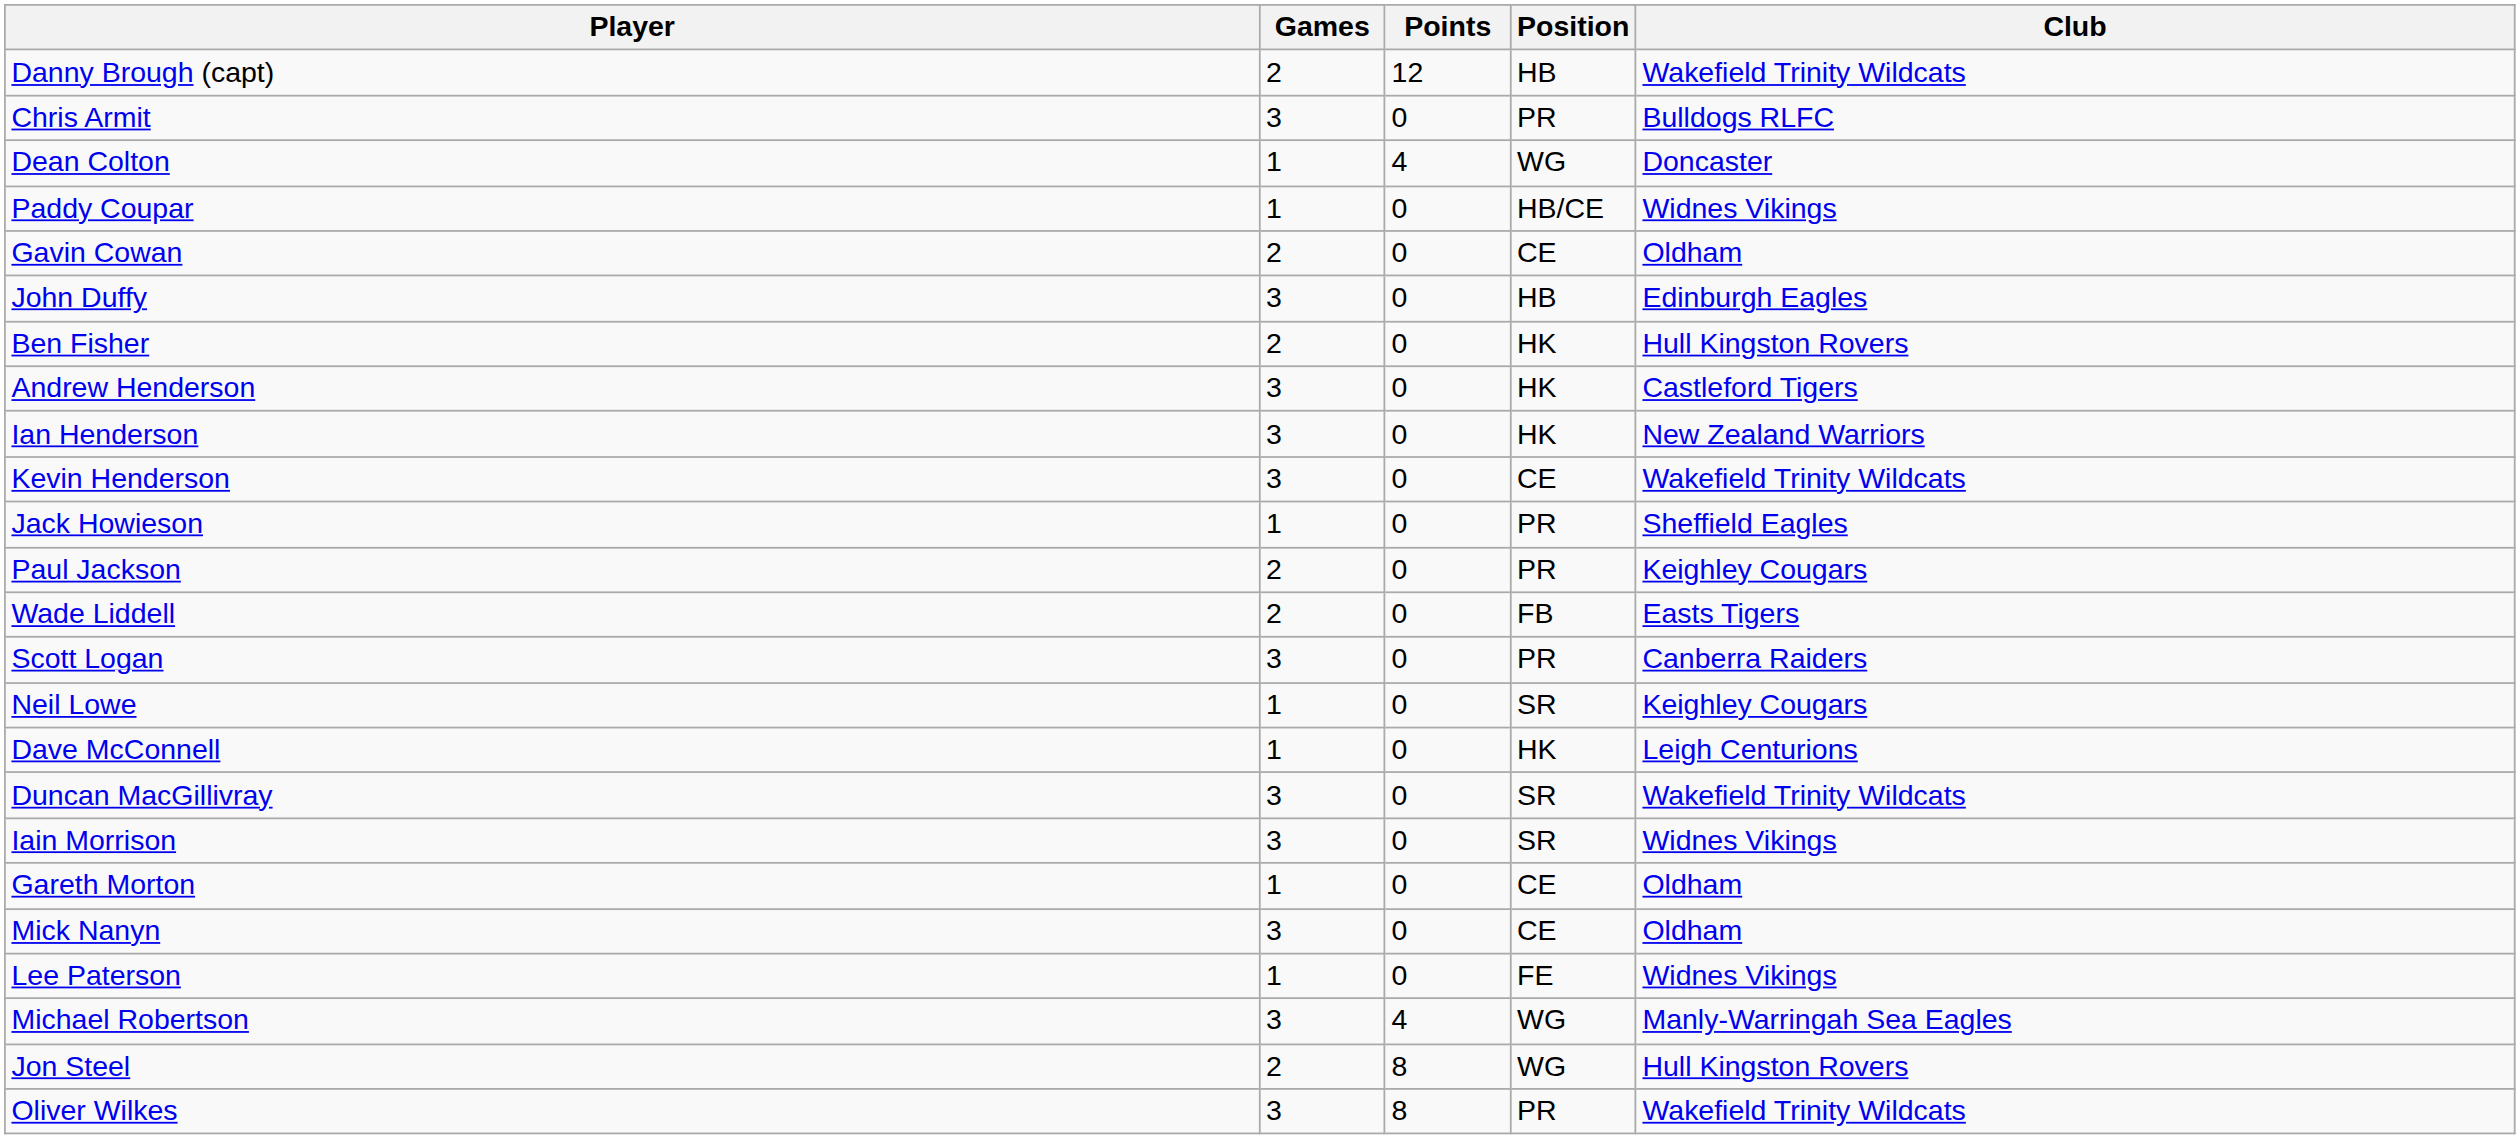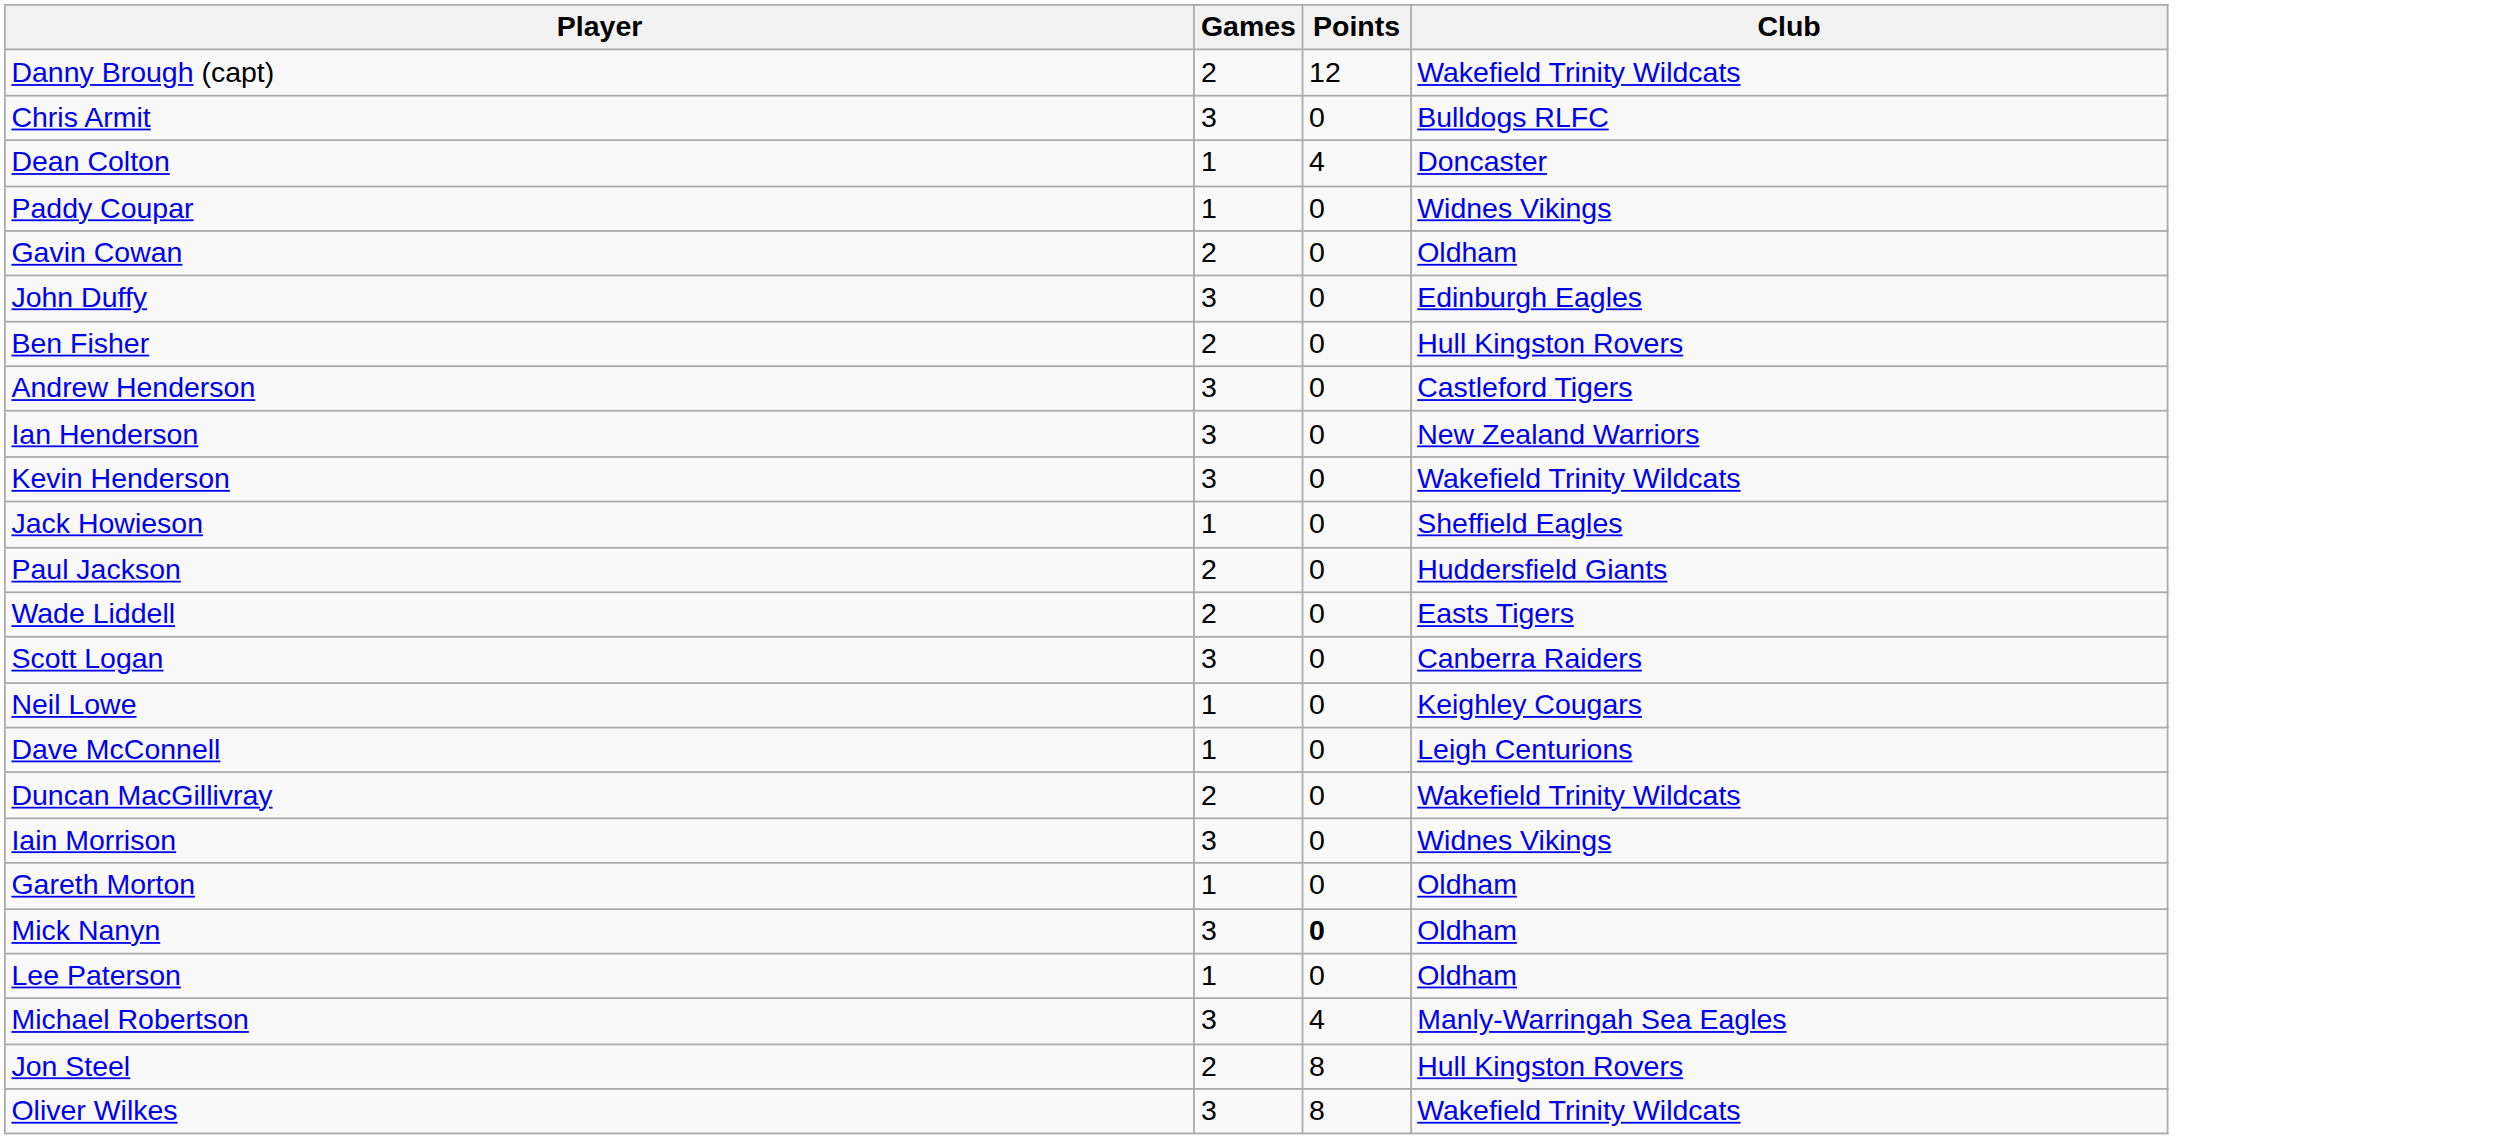- column: (1573, 27)
(1755, 569) Keighley Cougars -> (1542, 569) Huddersfield Giants
(1274, 794) 3 -> (1209, 794) 2
(1399, 930) normal -> (1317, 930) bold
(1740, 975) Widnes Vikings -> (1467, 975) Oldham
